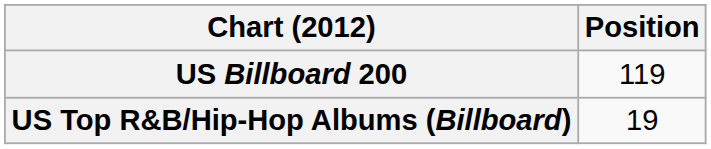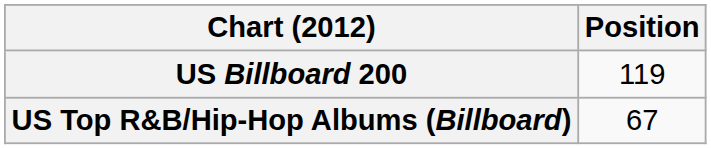(642, 119) 19 -> (642, 119) 67
